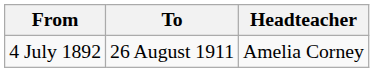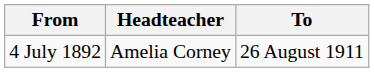columns swapped: (172, 20) <-> (303, 20)
